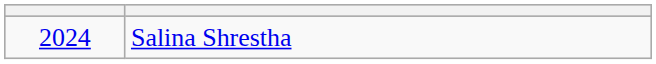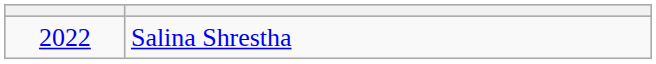(65, 37) 2024 -> (65, 37) 2022
